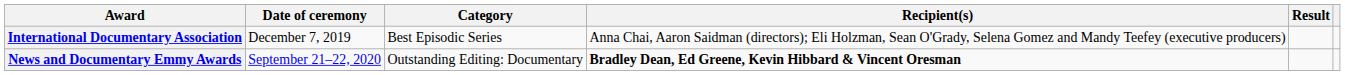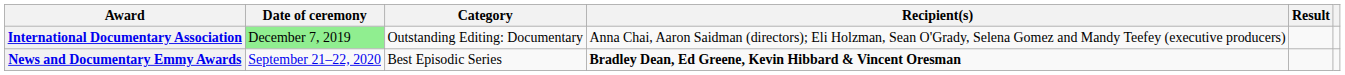(300, 37) no background -> (300, 37) lightgreen background
(445, 37) Best Episodic Series -> (485, 37) Outstanding Editing: Documentary
(485, 59) Outstanding Editing: Documentary -> (445, 59) Best Episodic Series
